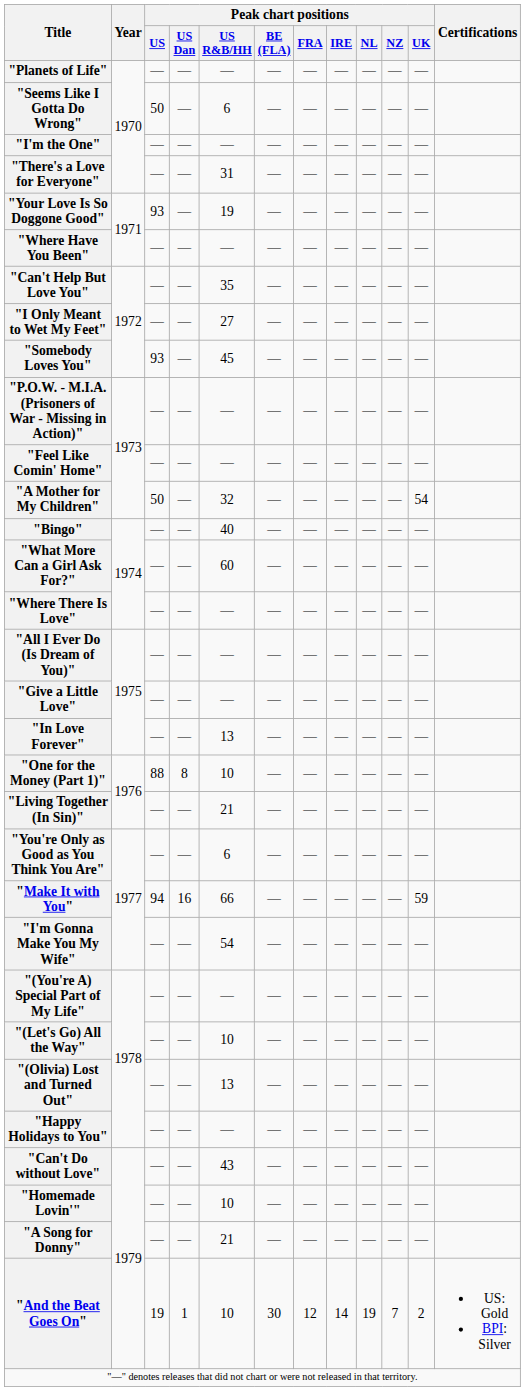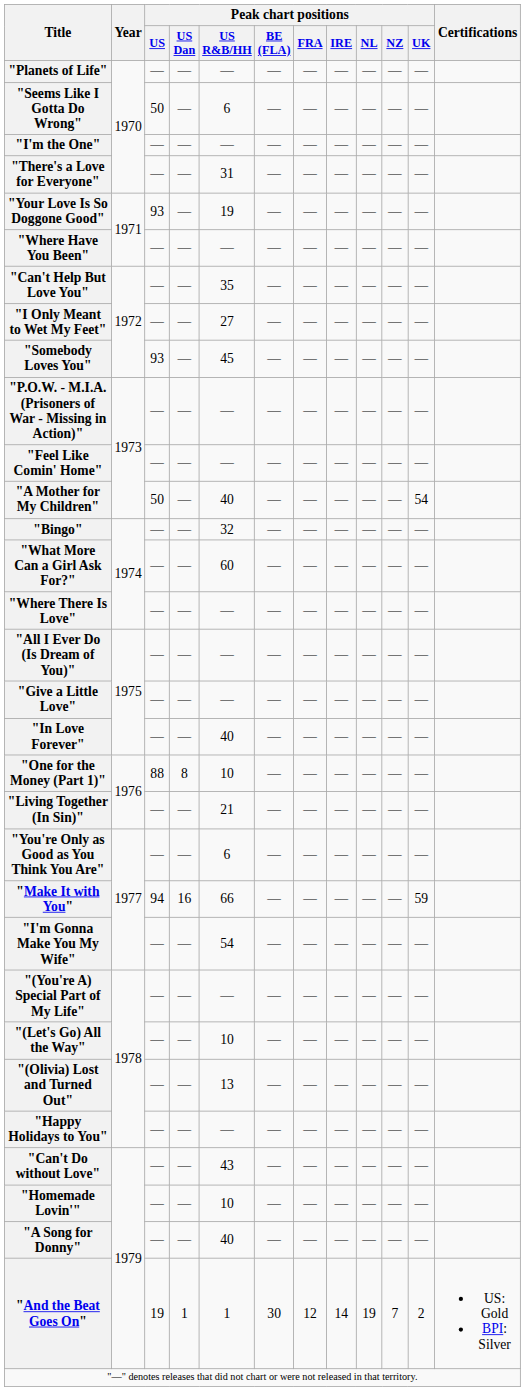(227, 499) 32 -> (227, 499) 40
(227, 529) 40 -> (227, 529) 32
(227, 736) 13 -> (227, 736) 40
(227, 1240) 21 -> (227, 1240) 40
(227, 1313) 10 -> (227, 1313) 1
